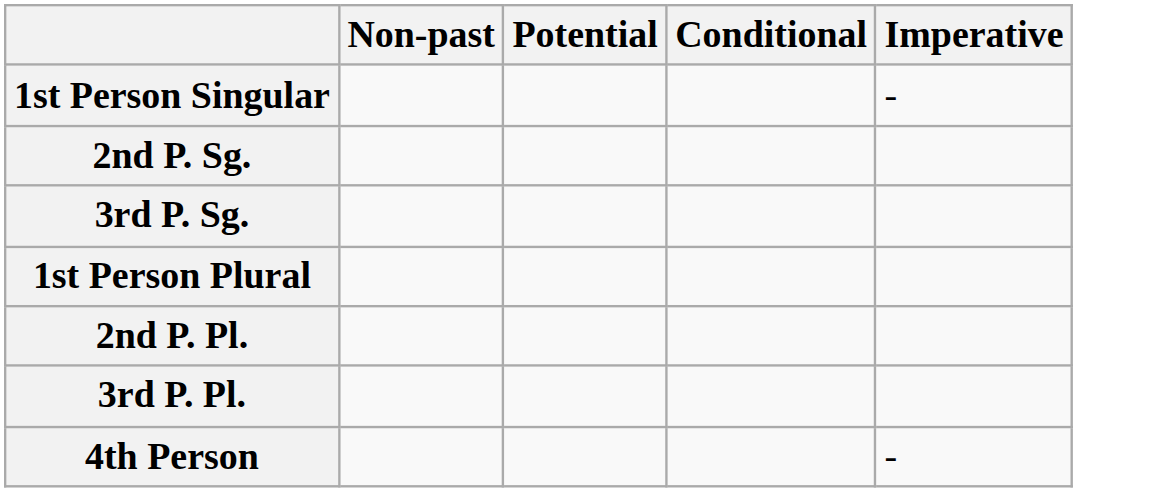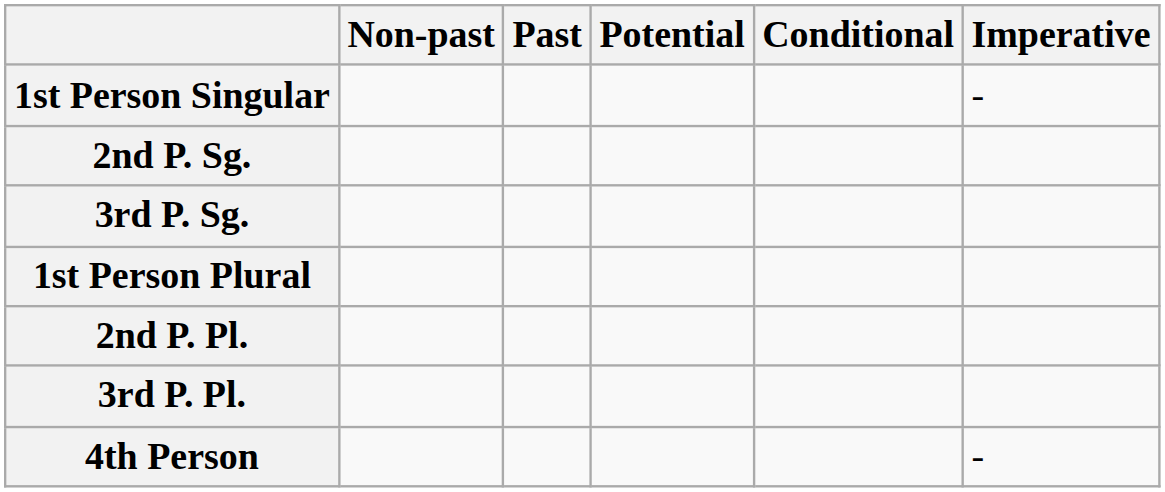+ column: (547, 34)
